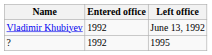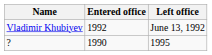(97, 43) 1992 -> (97, 43) 1990
